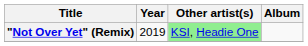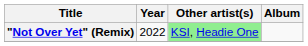(152, 32) 2019 -> (152, 32) 2022
